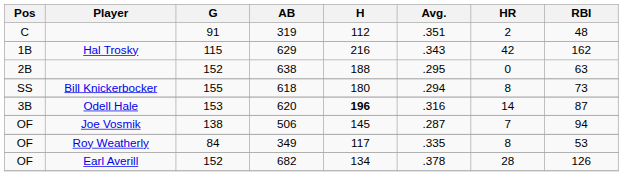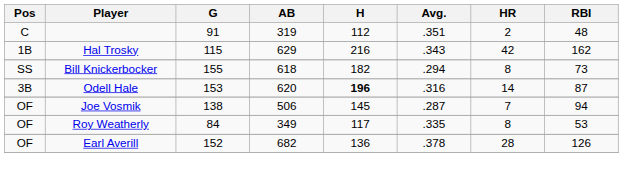- row: (287, 69)
(360, 87) 180 -> (360, 69) 182
(360, 161) 134 -> (360, 143) 136
